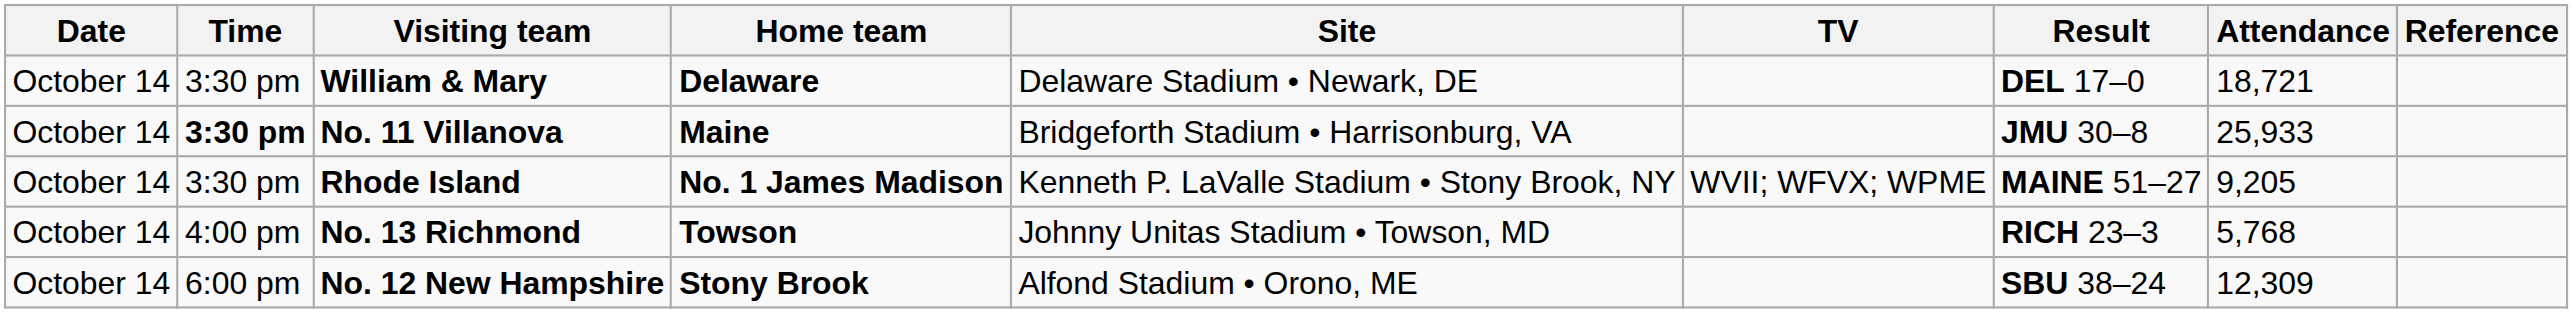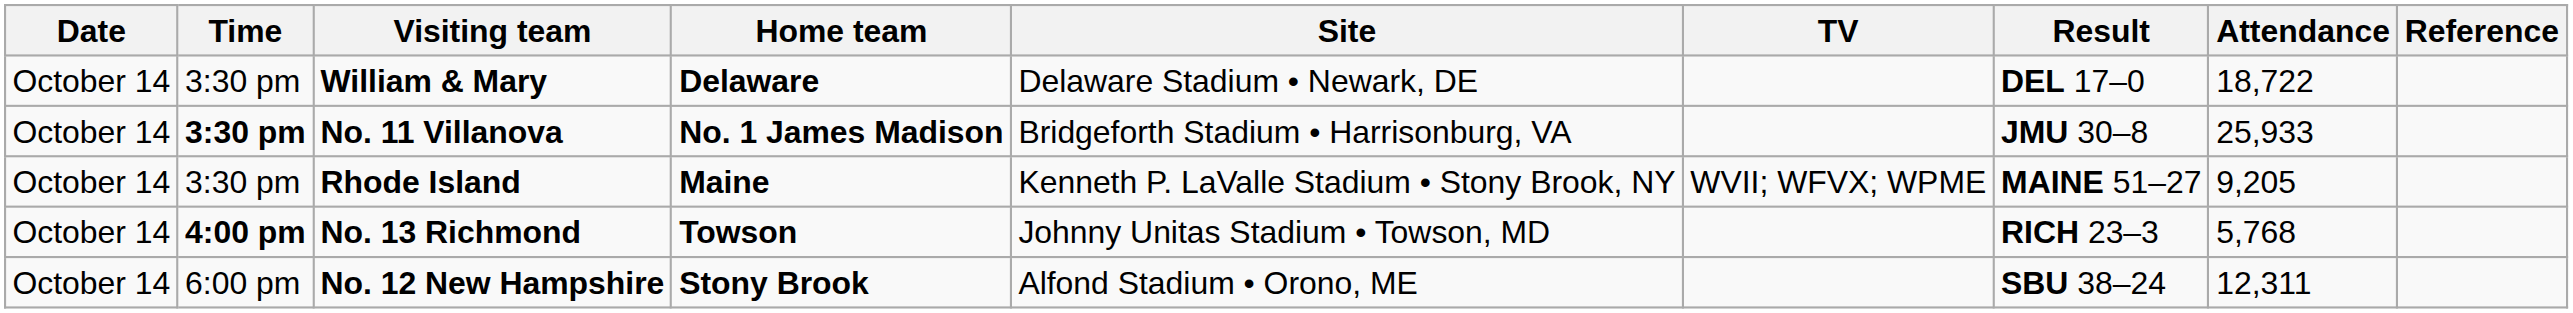(2265, 81) 18,721 -> (2265, 81) 18,722
(724, 132) Maine -> (841, 132) No. 1 James Madison
(841, 182) No. 1 James Madison -> (724, 182) Maine
(243, 233) normal -> (245, 233) bold
(2265, 283) 12,309 -> (2264, 283) 12,311
